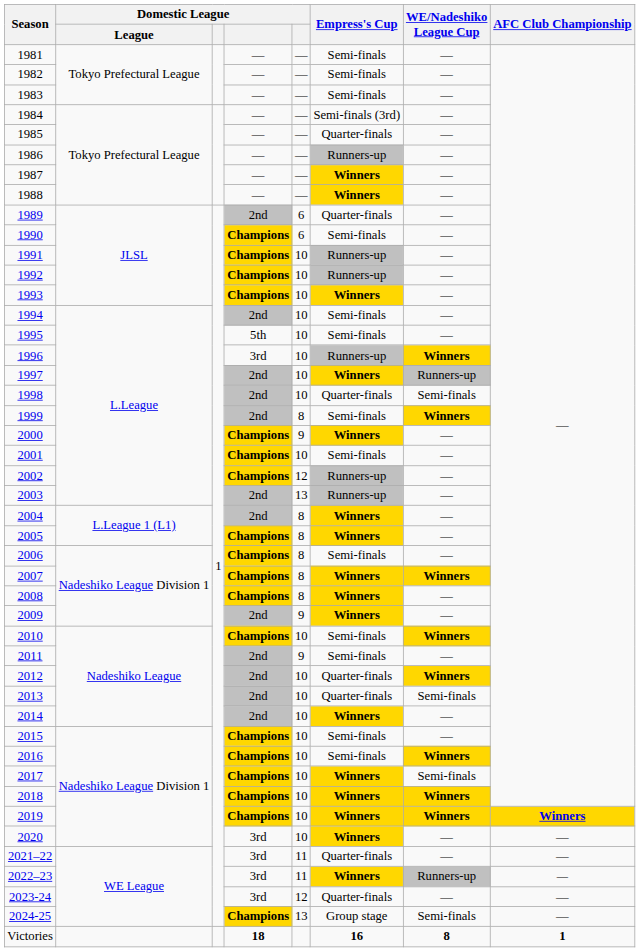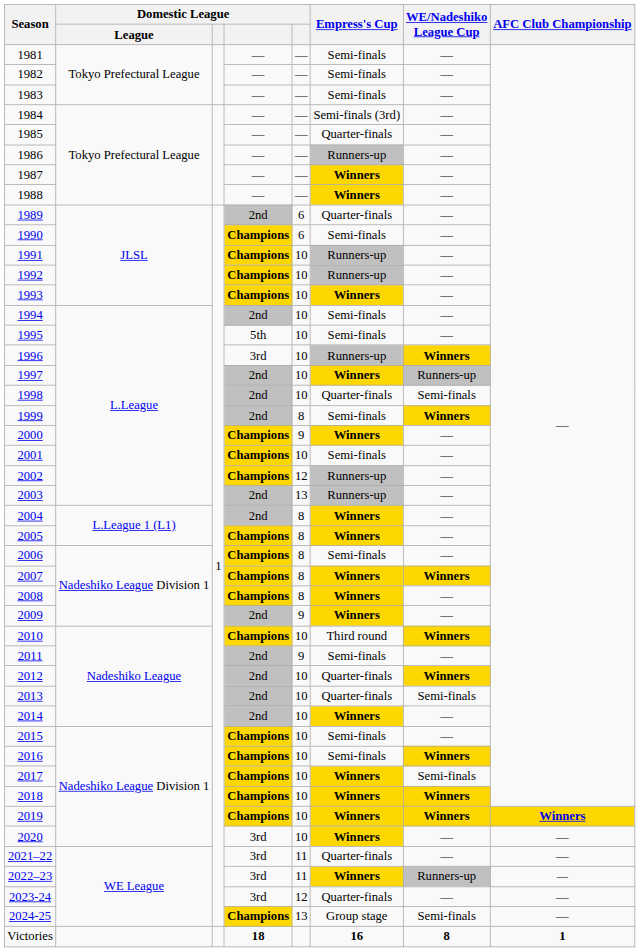(357, 635) Semi-finals -> (357, 635) Third round
